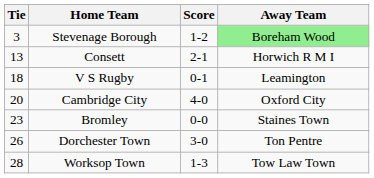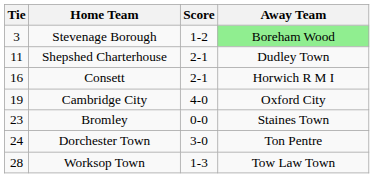+ row: (104, 57)
(17, 57) 13 -> (17, 78) 16
- row: (104, 78)
(17, 99) 20 -> (17, 99) 19
(17, 141) 26 -> (17, 141) 24
